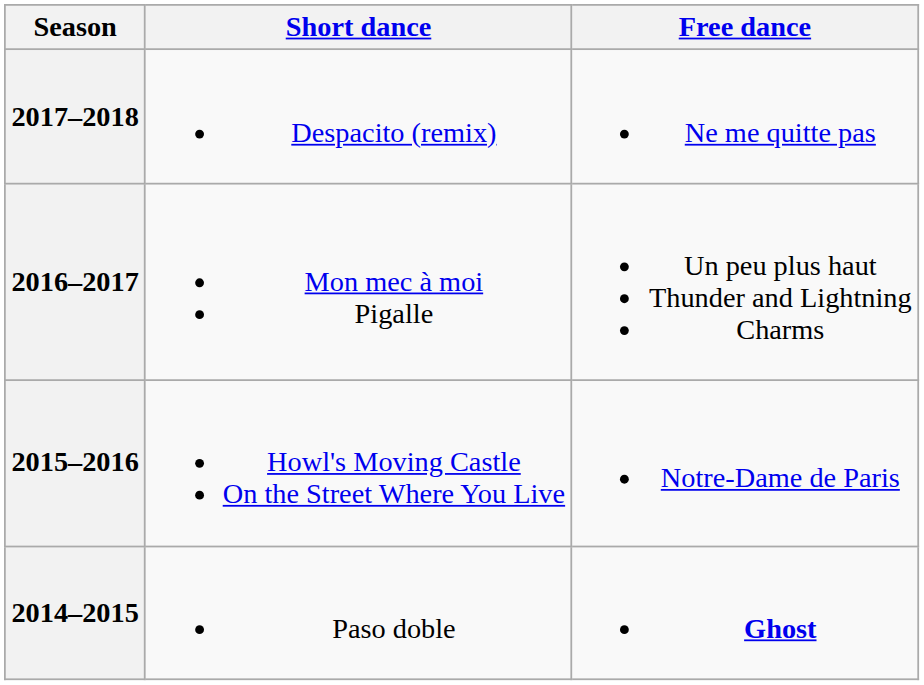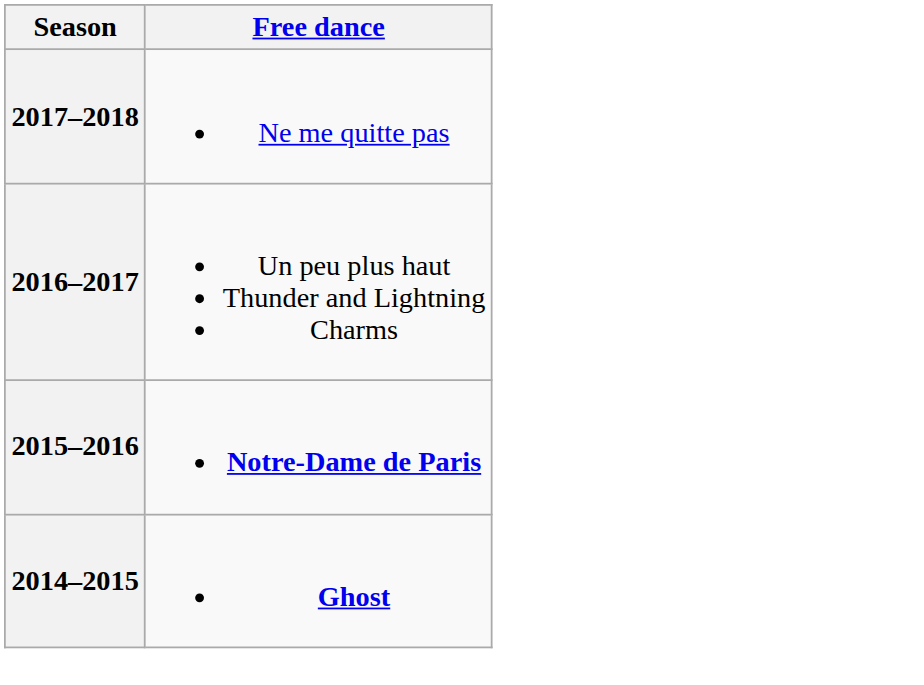- column: (359, 26)
(745, 479) normal -> (319, 463) bold
